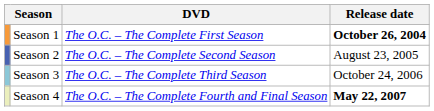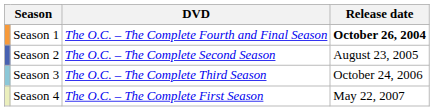(164, 34) The O.C. – The Complete First Season -> (196, 34) The O.C. – The Complete Fourth and Final Season
(196, 95) The O.C. – The Complete Fourth and Final Season -> (164, 95) The O.C. – The Complete First Season
(370, 95) bold -> (369, 95) normal
